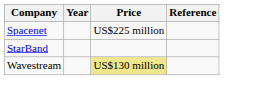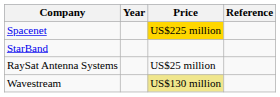(129, 30) no background -> (186, 30) gold background
+ row: (62, 65)
